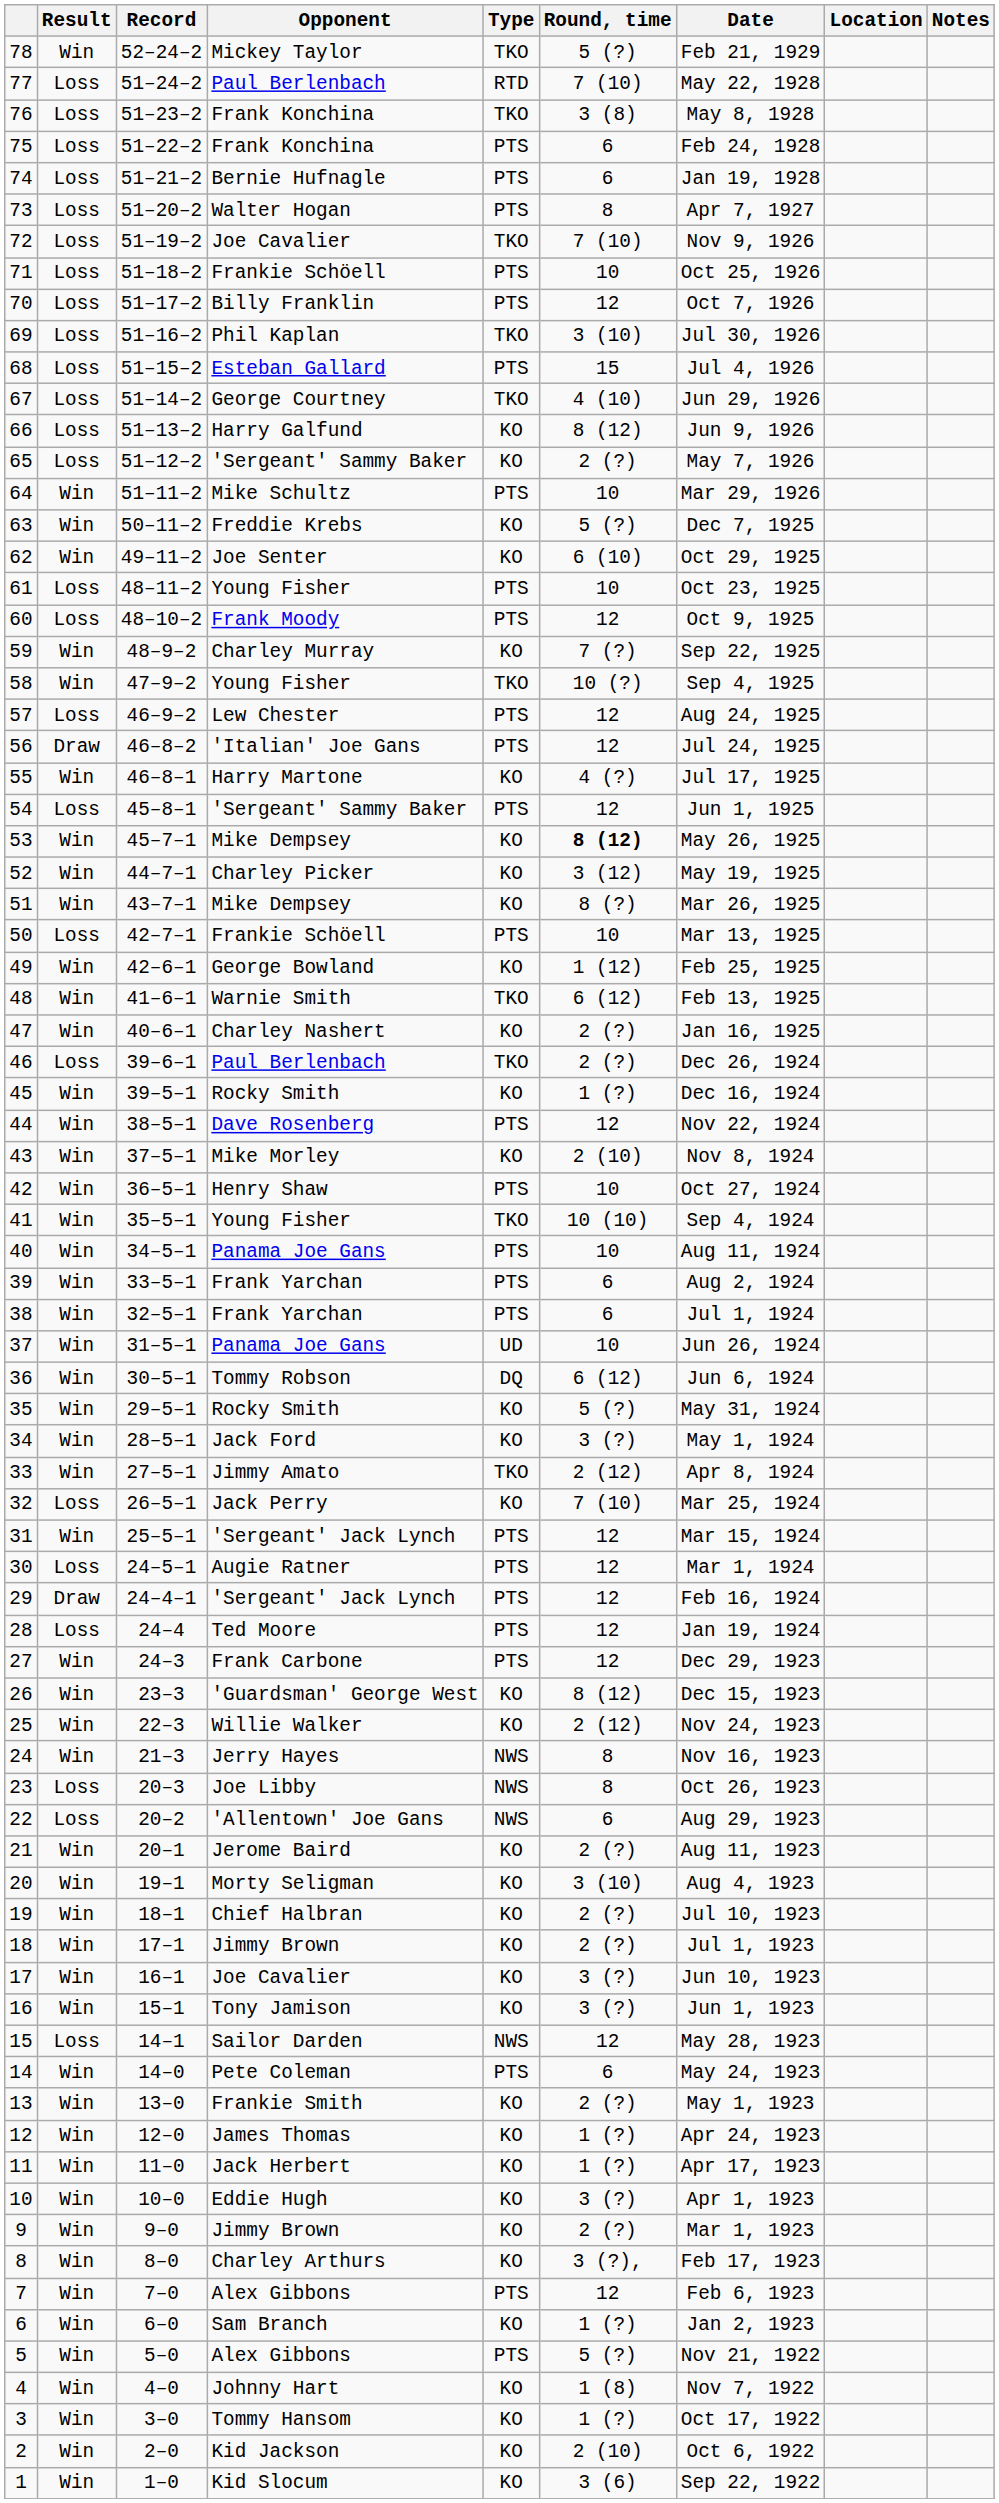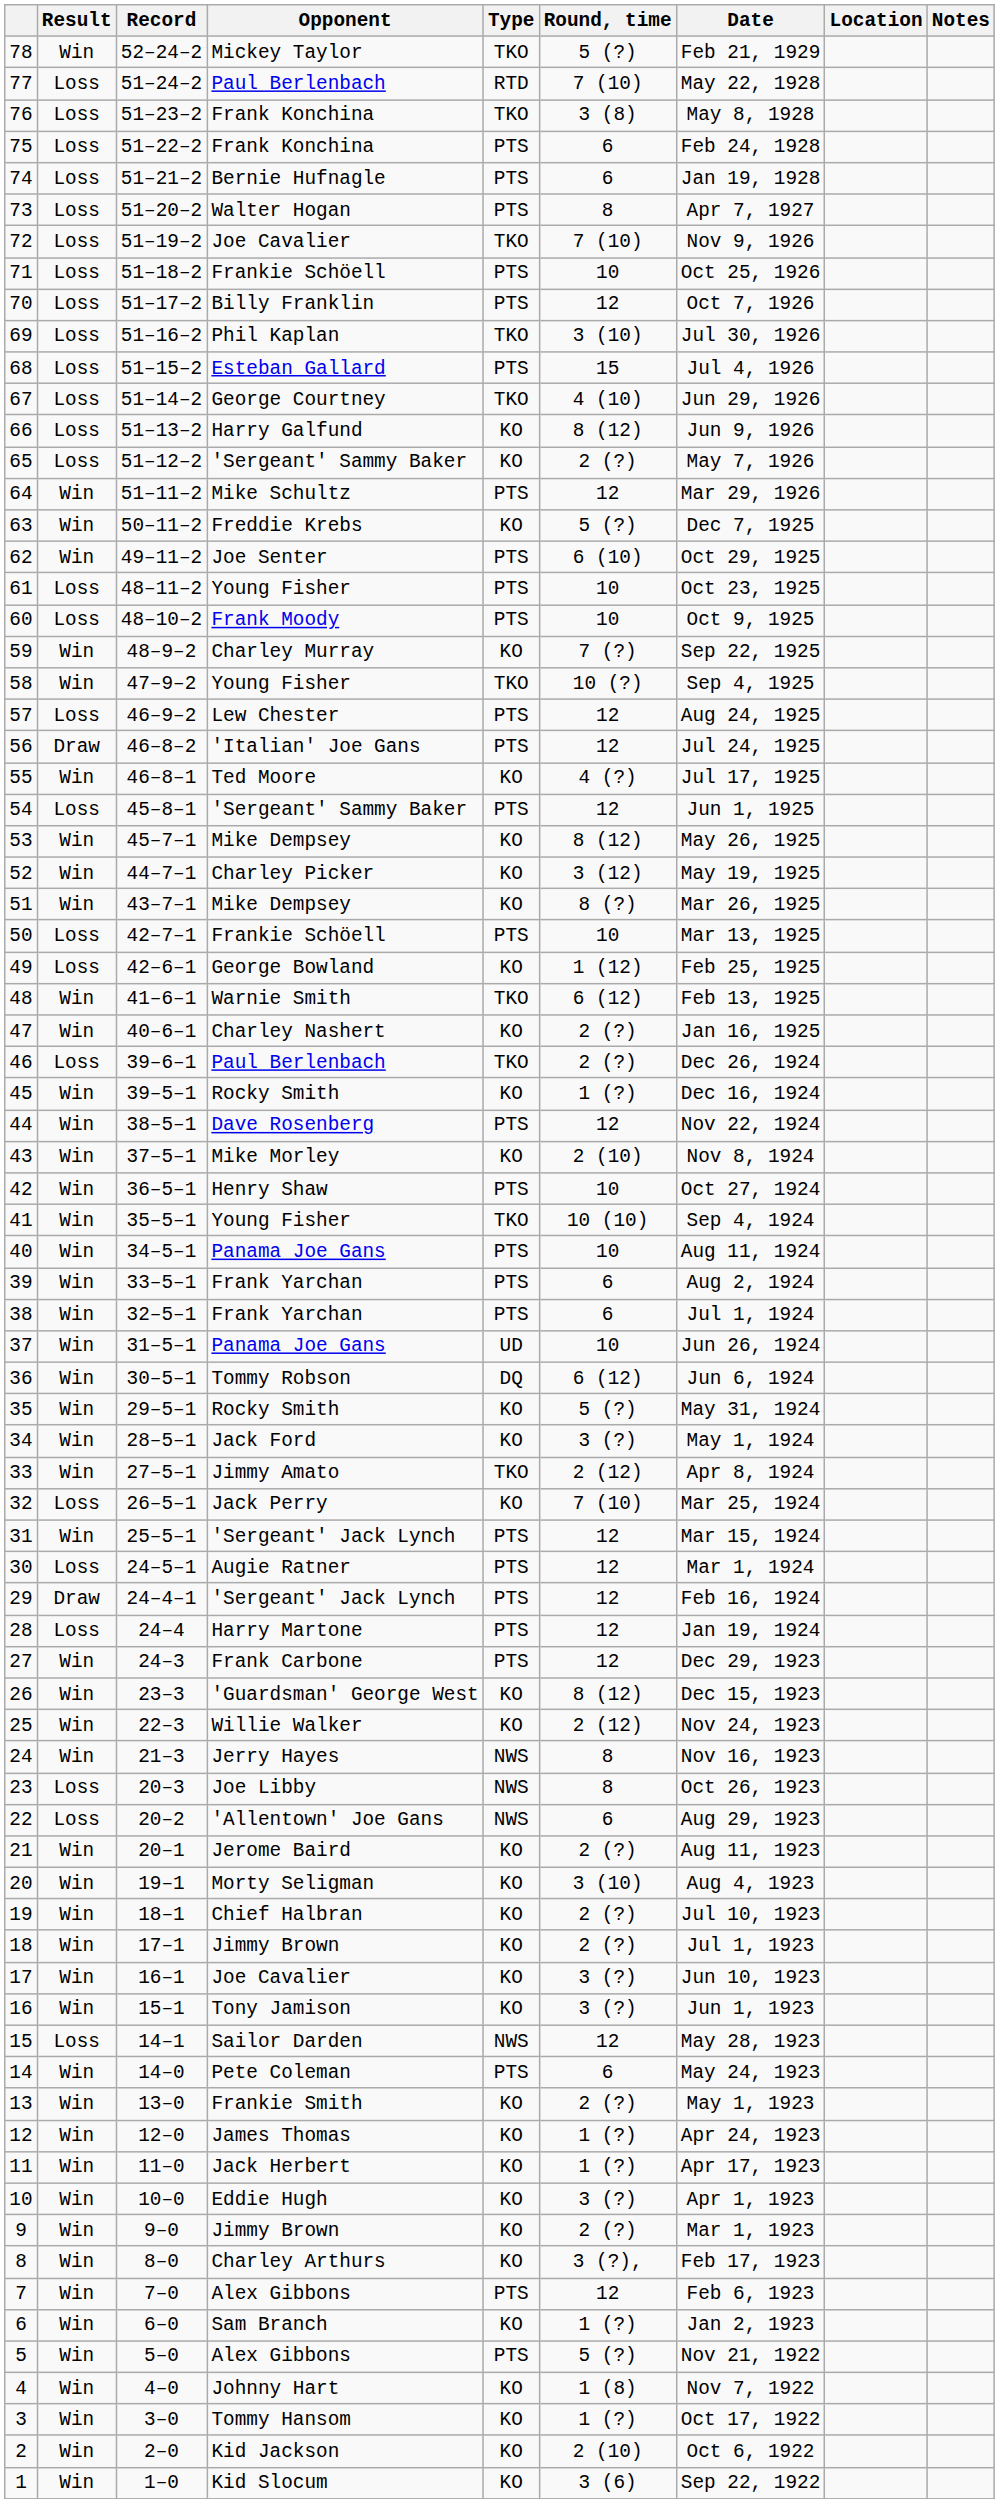(608, 494) 10 -> (608, 494) 12
(511, 557) KO -> (511, 557) PTS
(608, 620) 12 -> (608, 620) 10
(287, 778) Harry Martone -> (264, 778) Ted Moore
(608, 841) bold -> (608, 841) normal
(77, 968) Win -> (77, 968) Loss
(264, 1631) Ted Moore -> (287, 1631) Harry Martone
